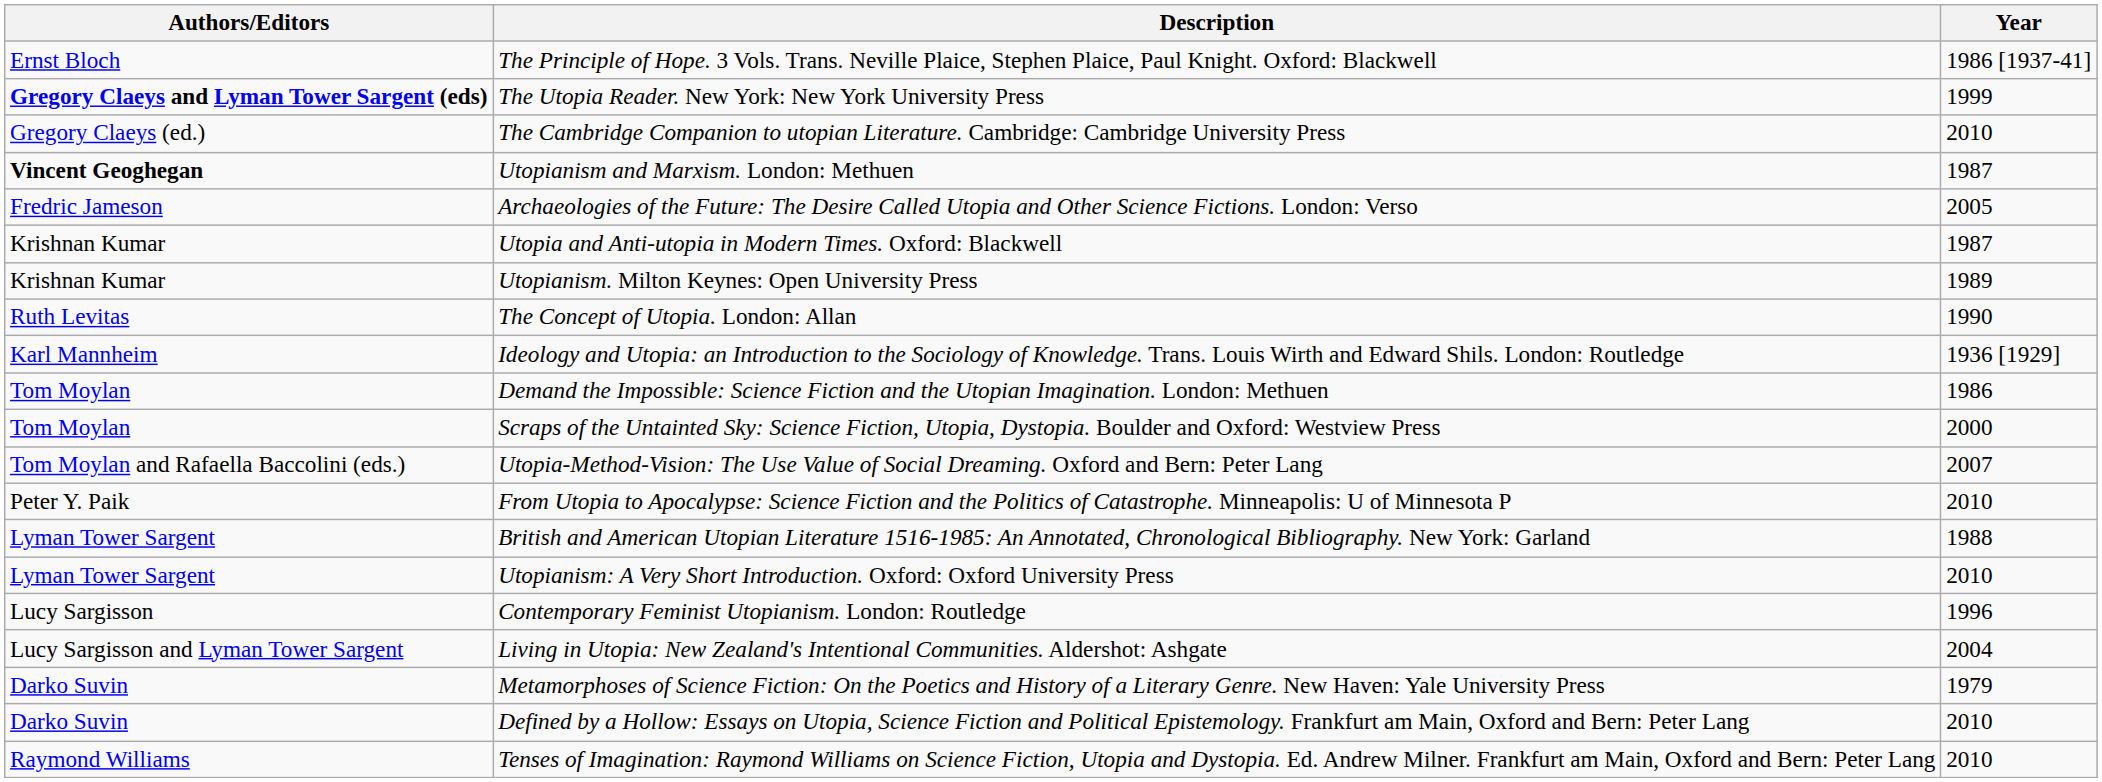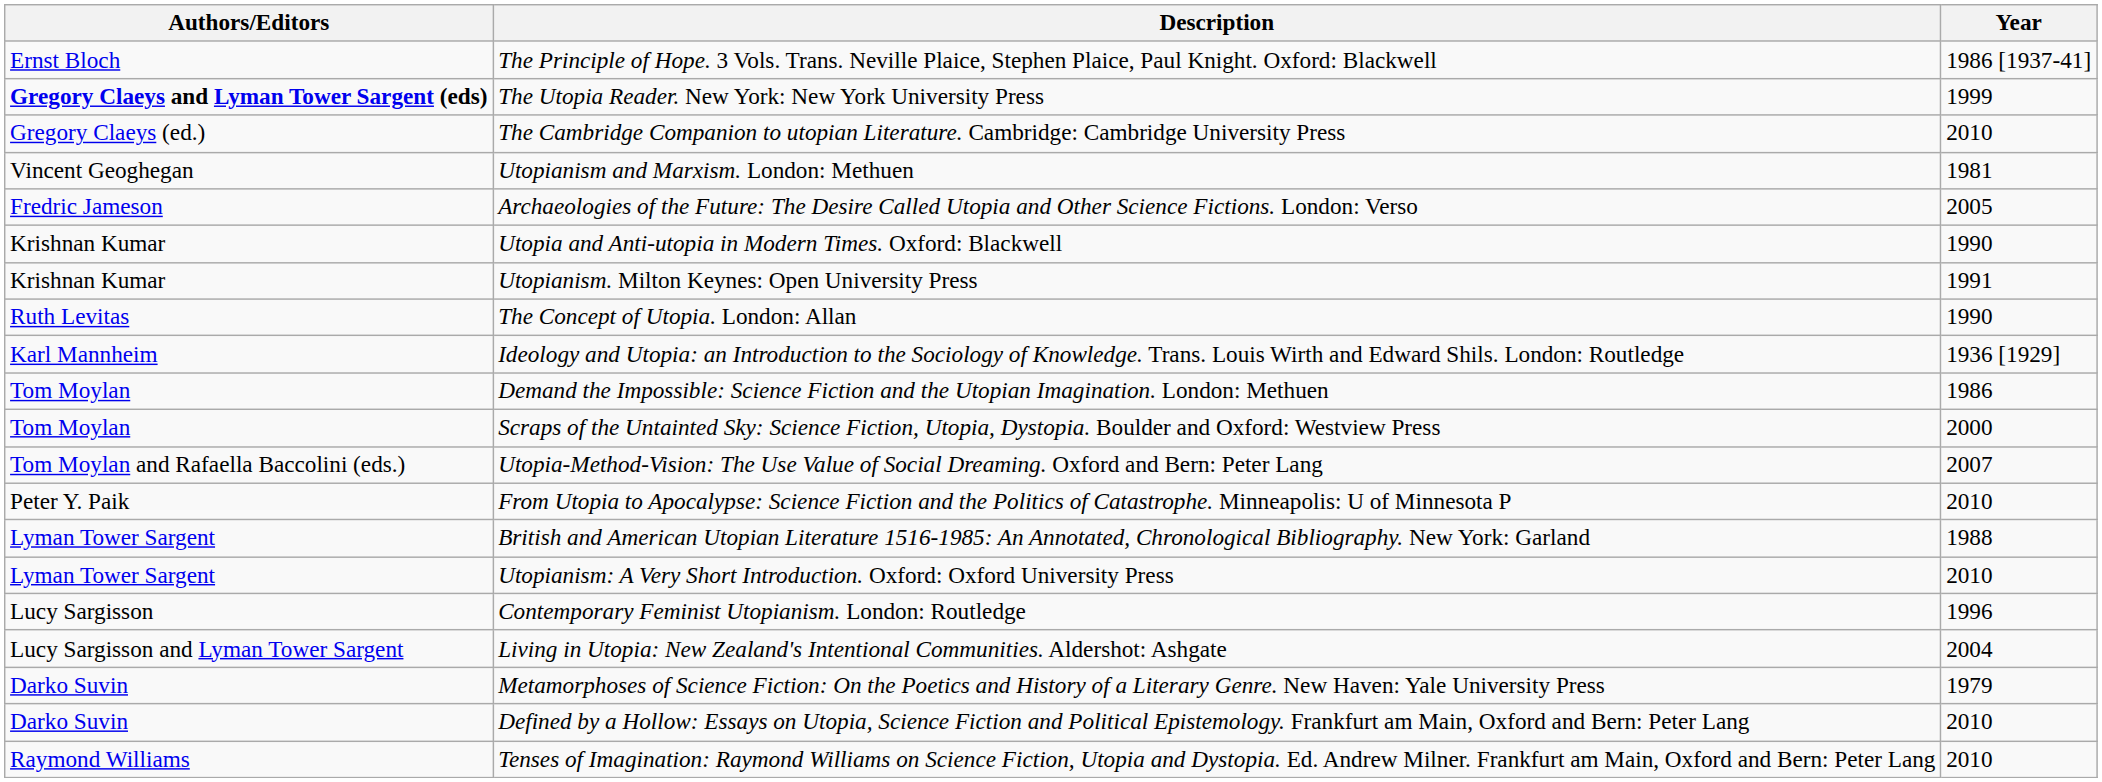(107, 170) bold -> (102, 170) normal
(1969, 170) 1987 -> (1969, 170) 1981
(1969, 243) 1987 -> (1969, 243) 1990
(1969, 280) 1989 -> (1969, 280) 1991
